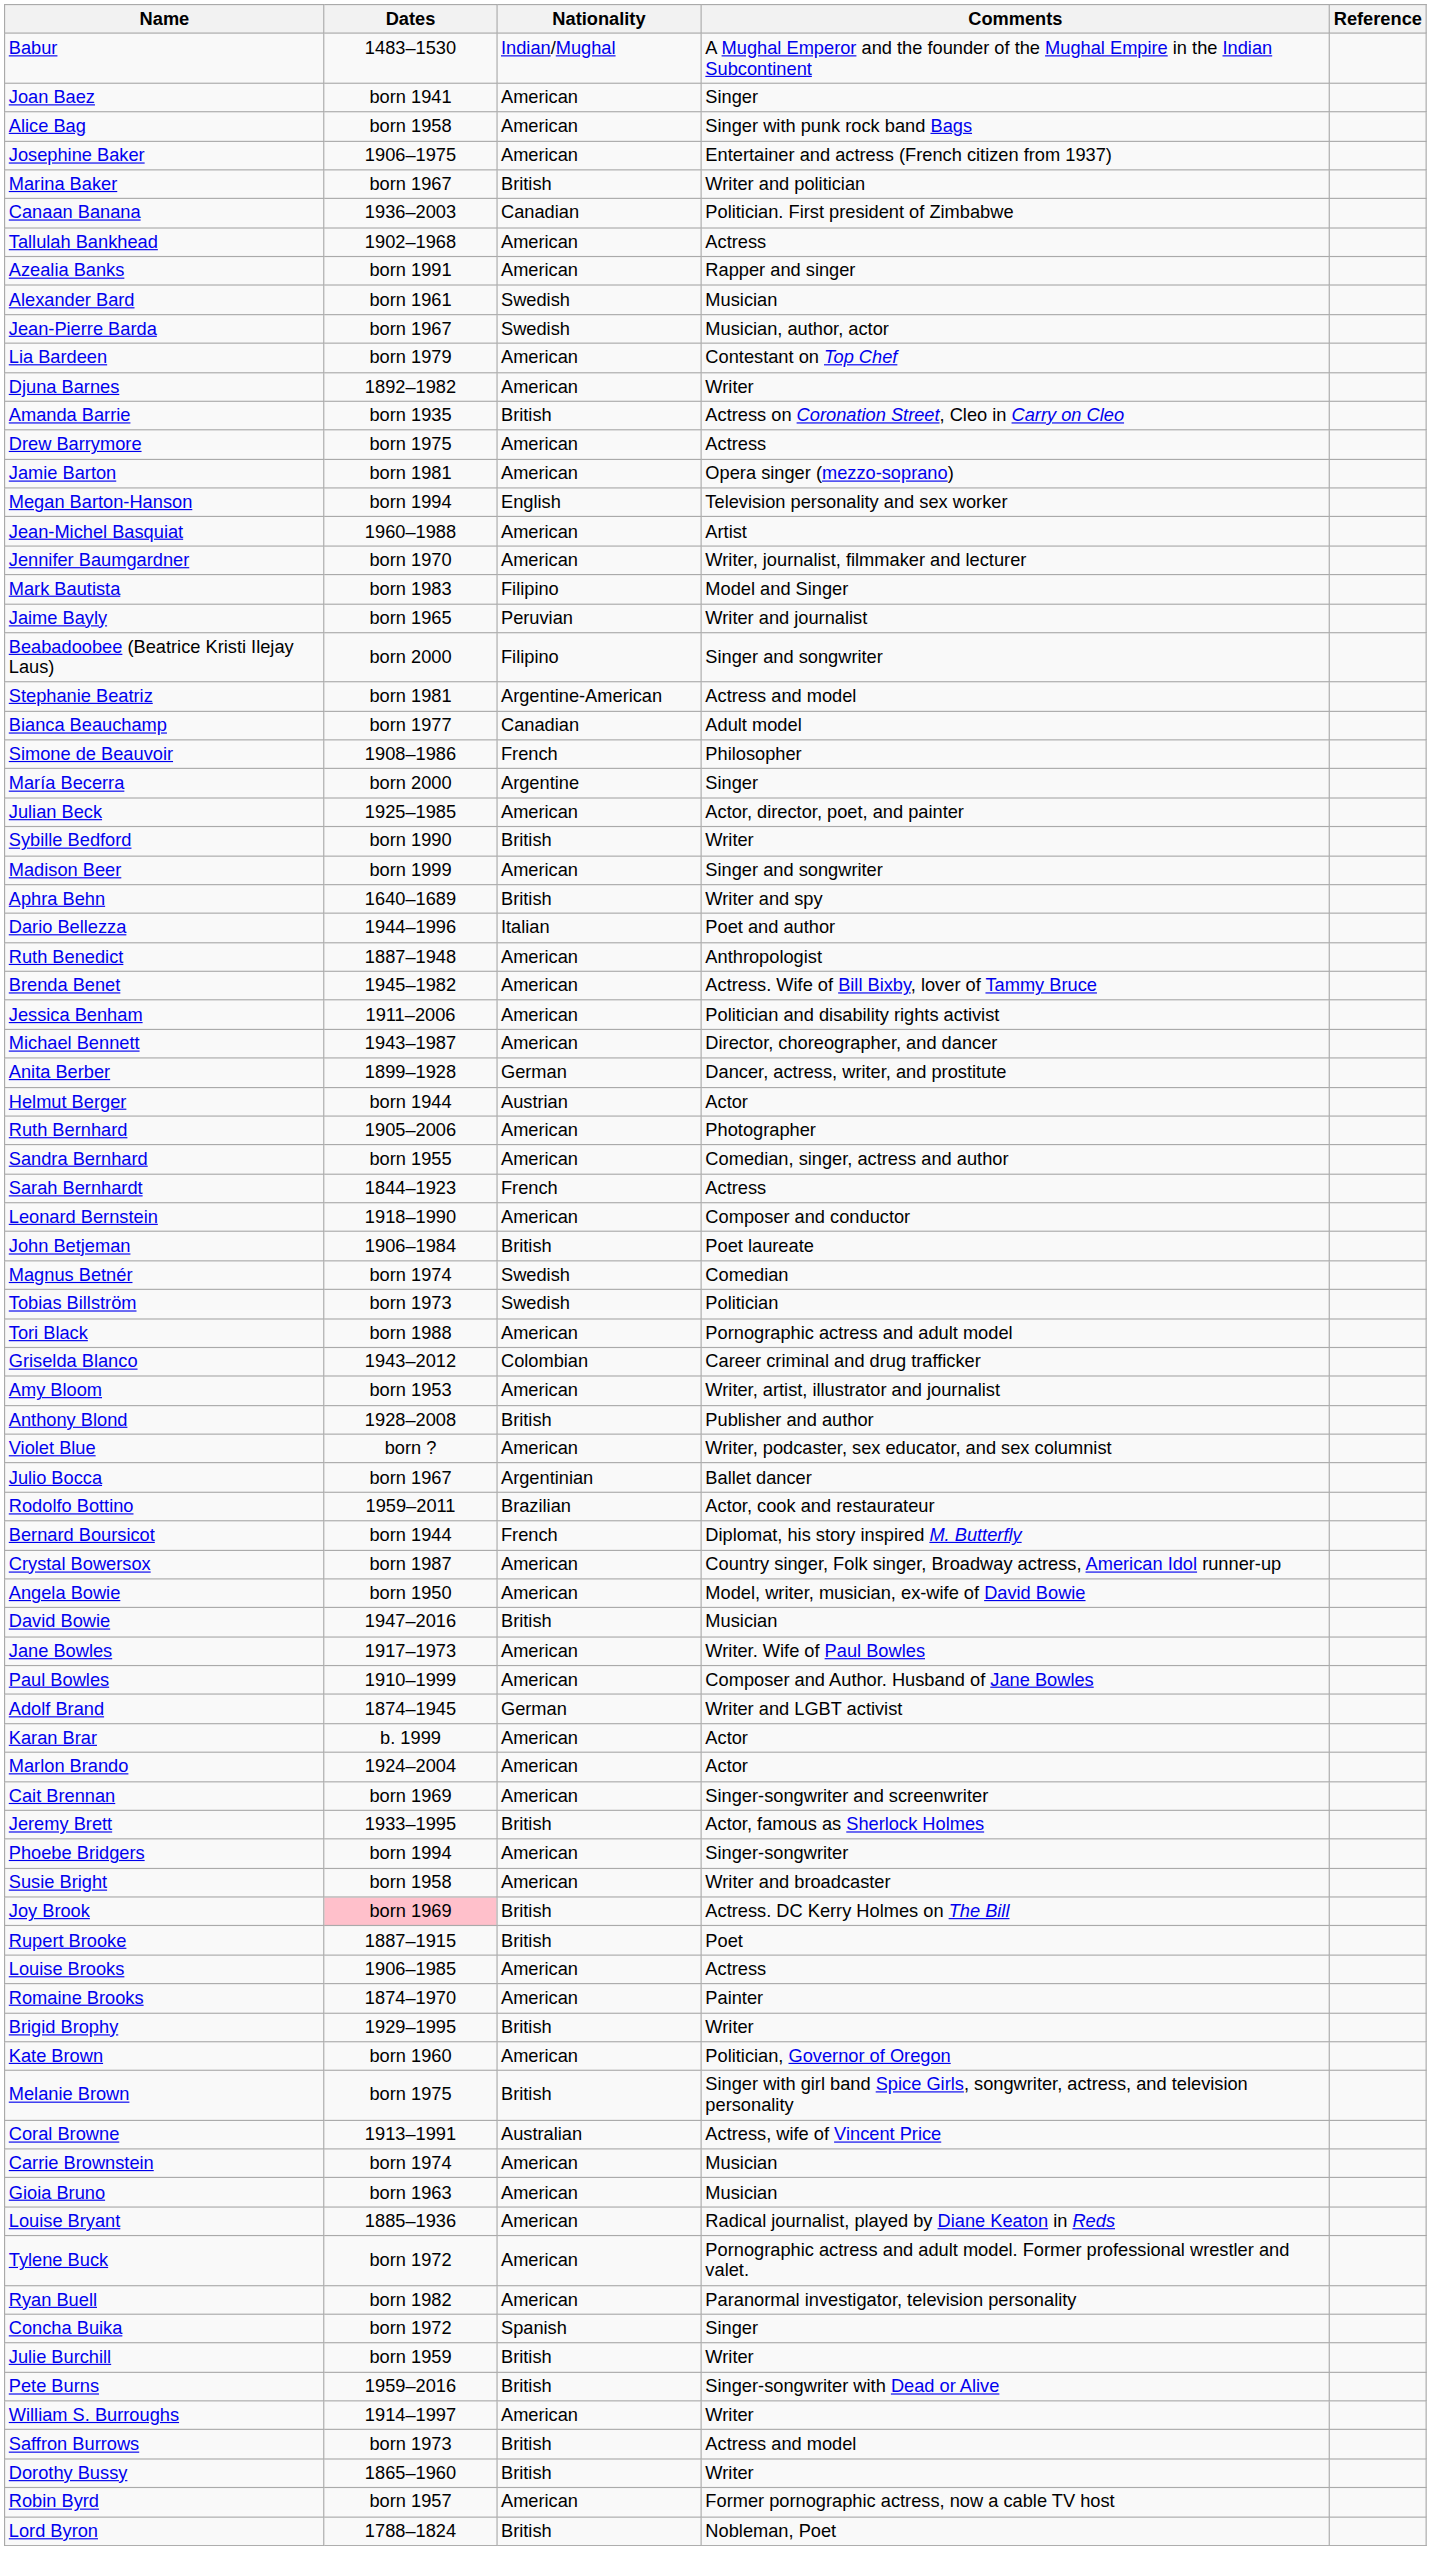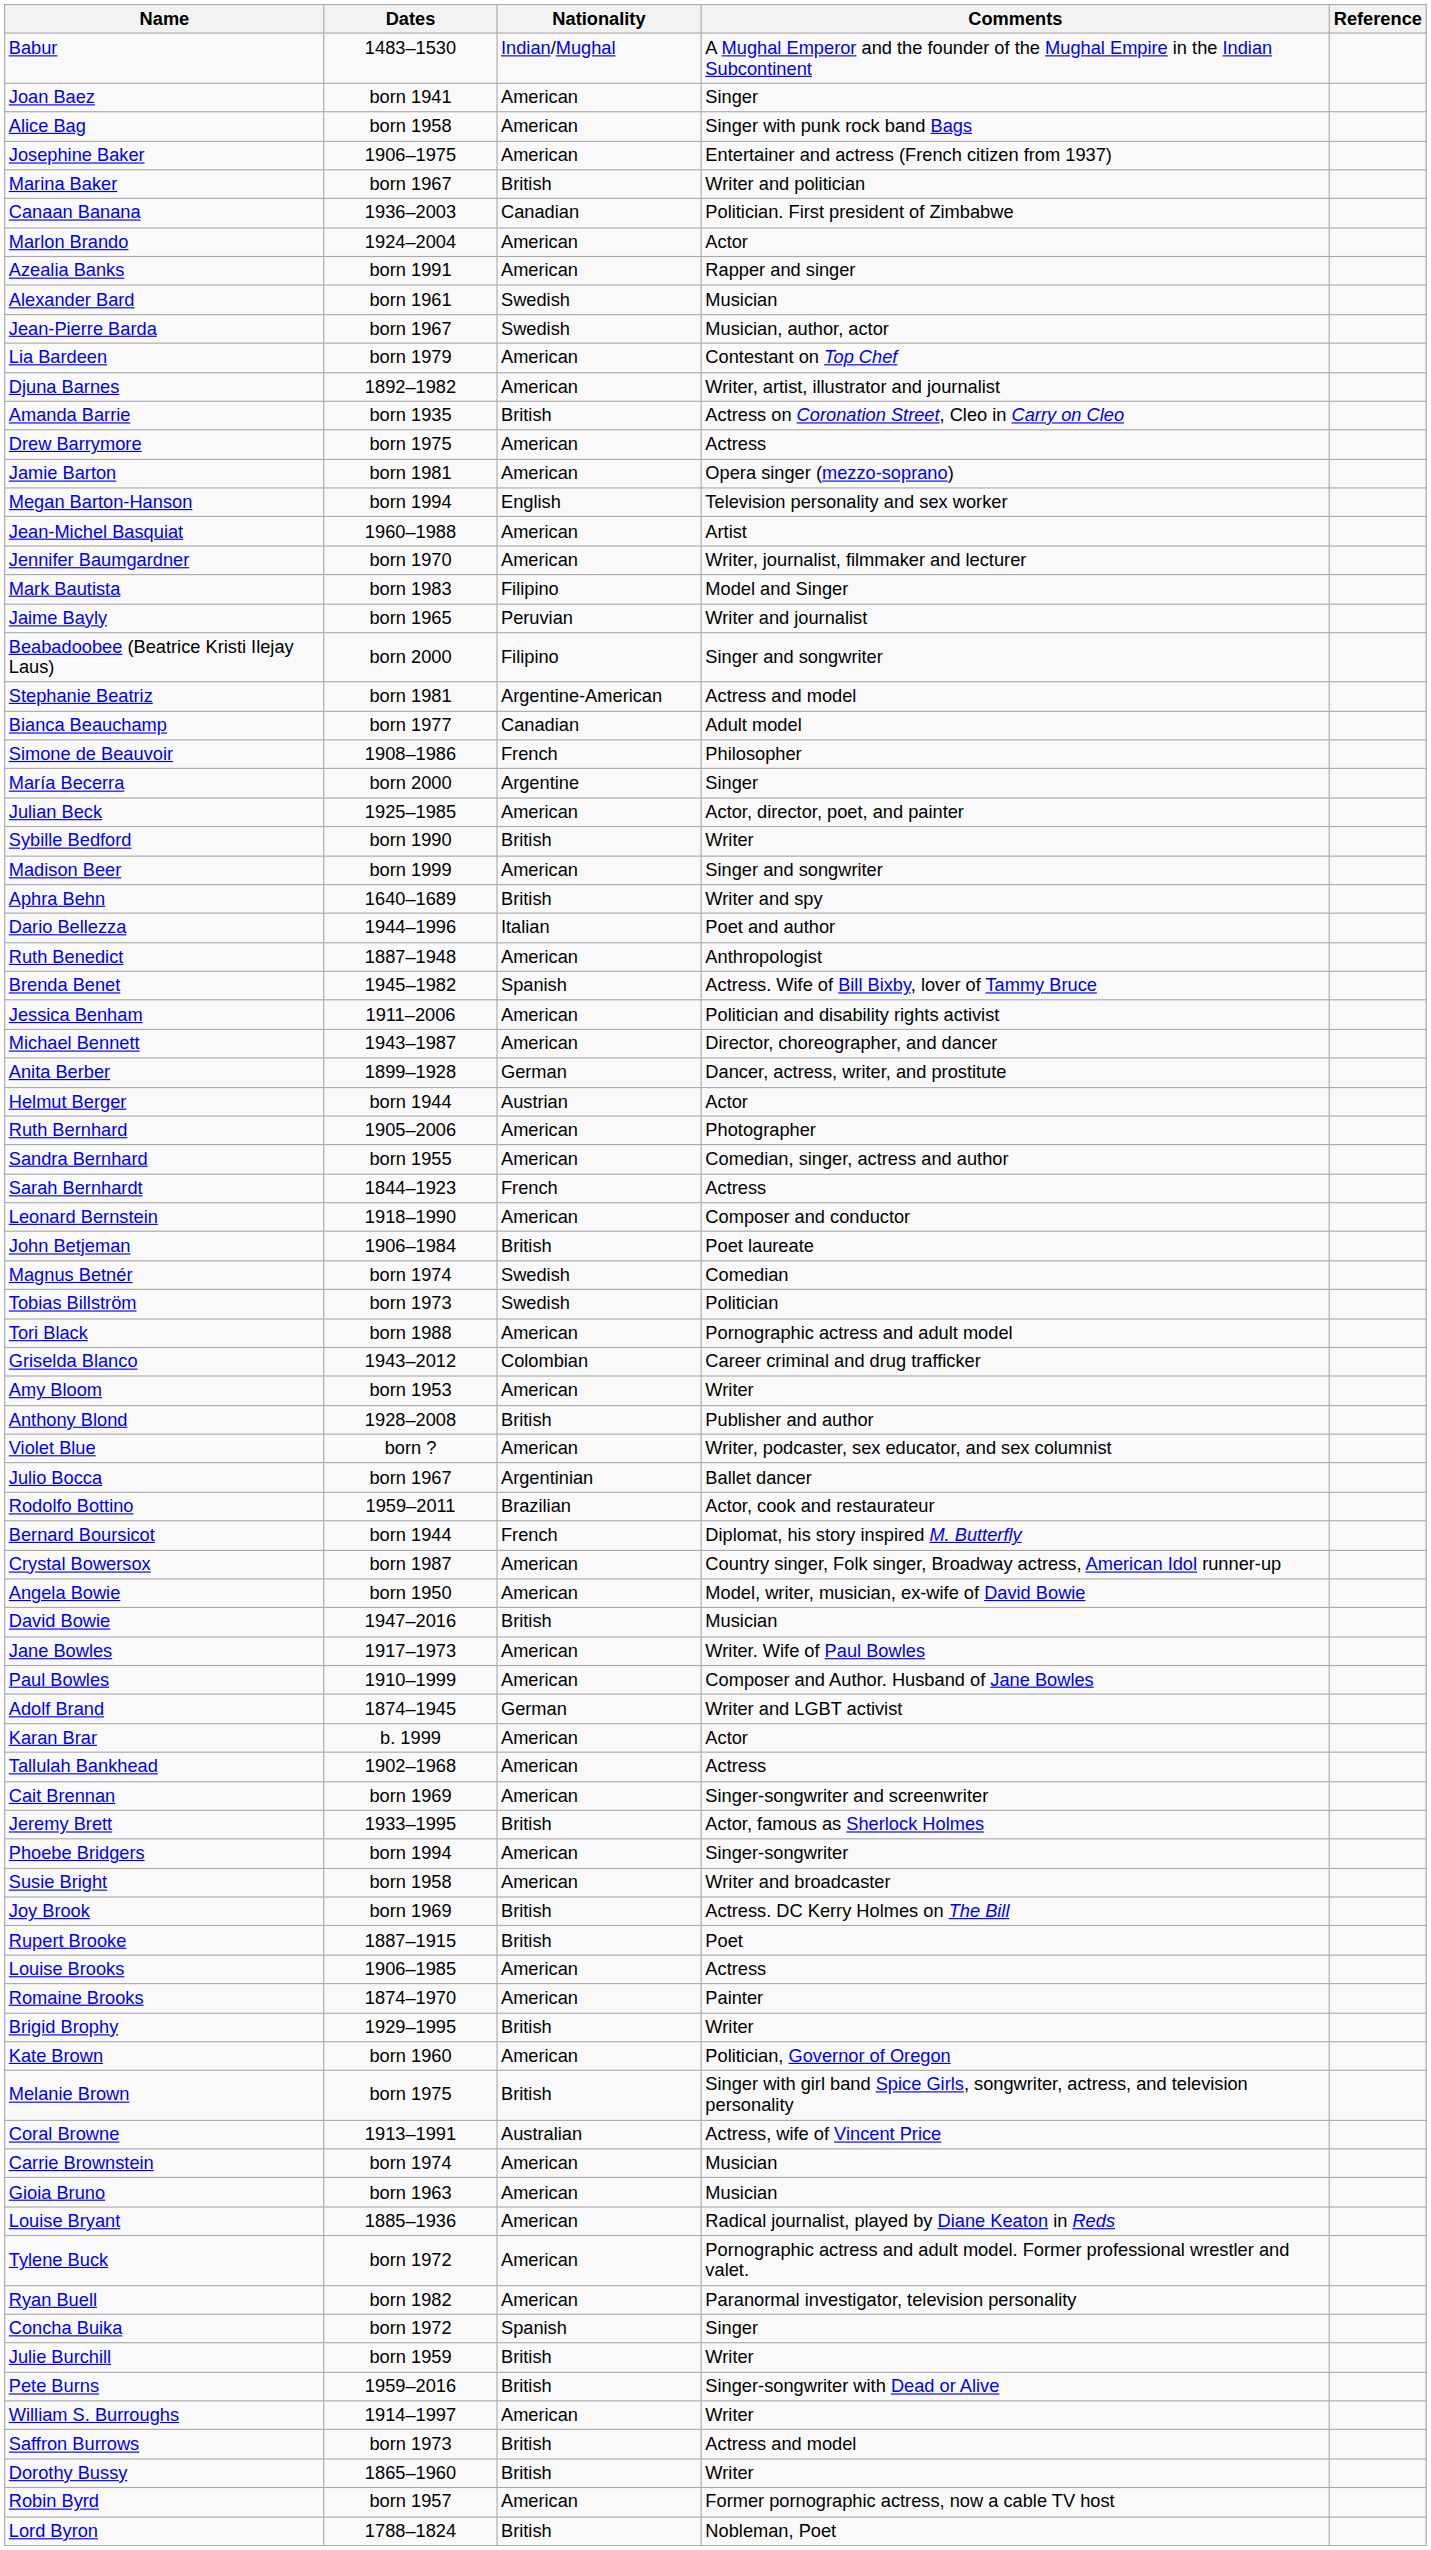rows swapped: (83, 241) <-> (69, 1766)
(730, 386) Writer -> (853, 386) Writer, artist, illustrator and journalist
(539, 985) American -> (534, 985) Spanish
(853, 1390) Writer, artist, illustrator and journalist -> (730, 1390) Writer
(411, 1911) pink background -> (411, 1911) no background
